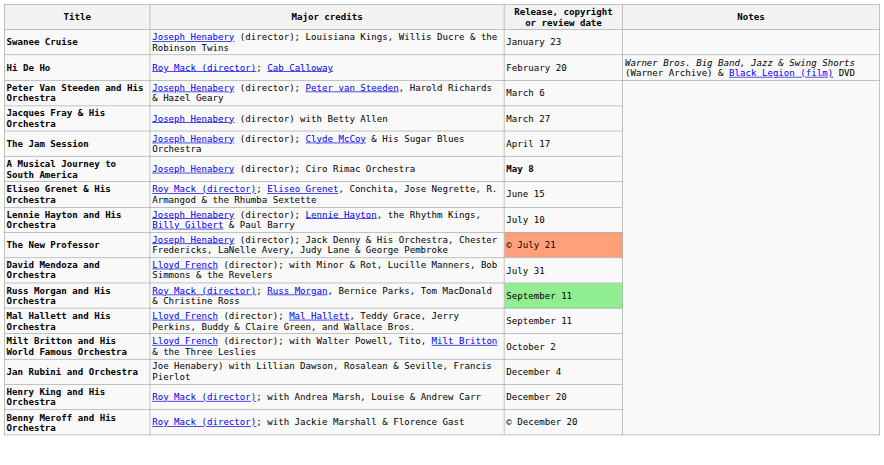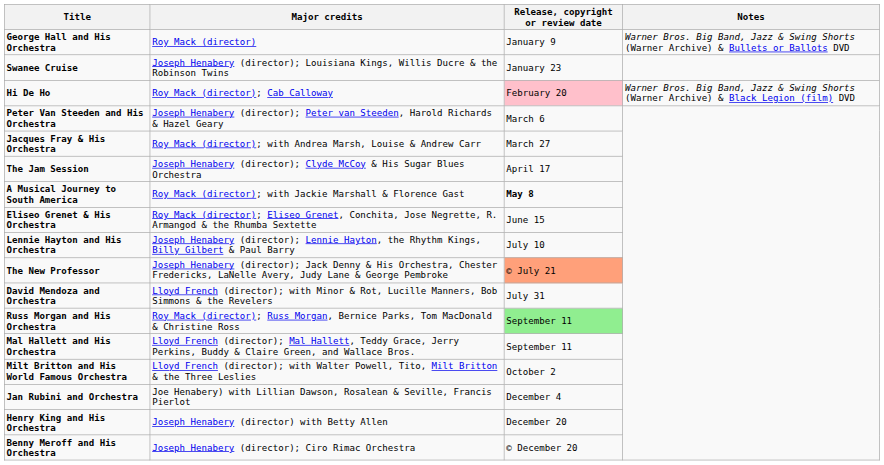+ row: (59, 42)
(536, 68) no background -> (536, 93) pink background
(270, 118) Joseph Henabery (director) with Betty Allen -> (317, 144) Roy Mack (director); with Andrea Marsh, Louise & Andrew Carr
(284, 169) Joseph Henabery (director); Ciro Rimac Orchestra -> (308, 194) Roy Mack (director); with Jackie Marshall & Florence Gast
(317, 397) Roy Mack (director); with Andrea Marsh, Louise & Andrew Carr -> (270, 422) Joseph Henabery (director) with Betty Allen
(308, 422) Roy Mack (director); with Jackie Marshall & Florence Gast -> (284, 448) Joseph Henabery (director); Ciro Rimac Orchestra
